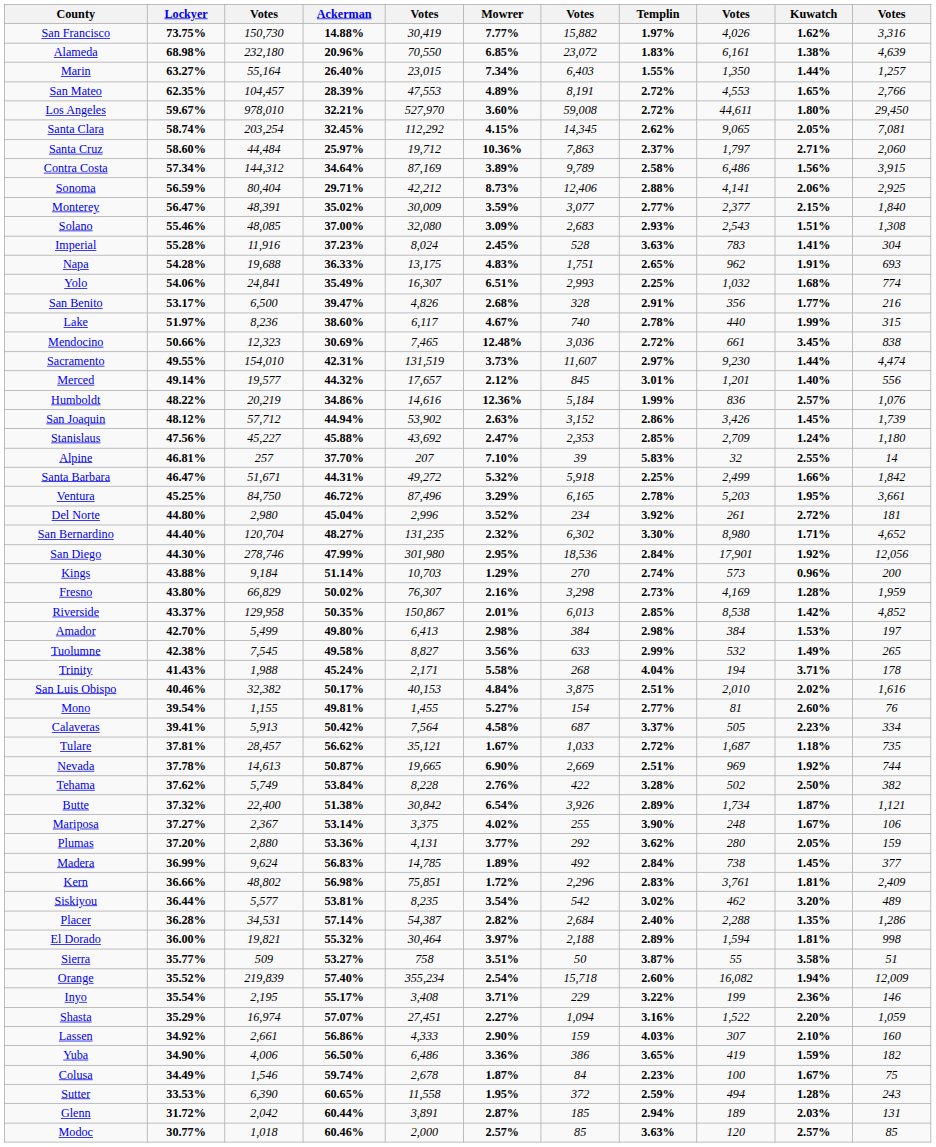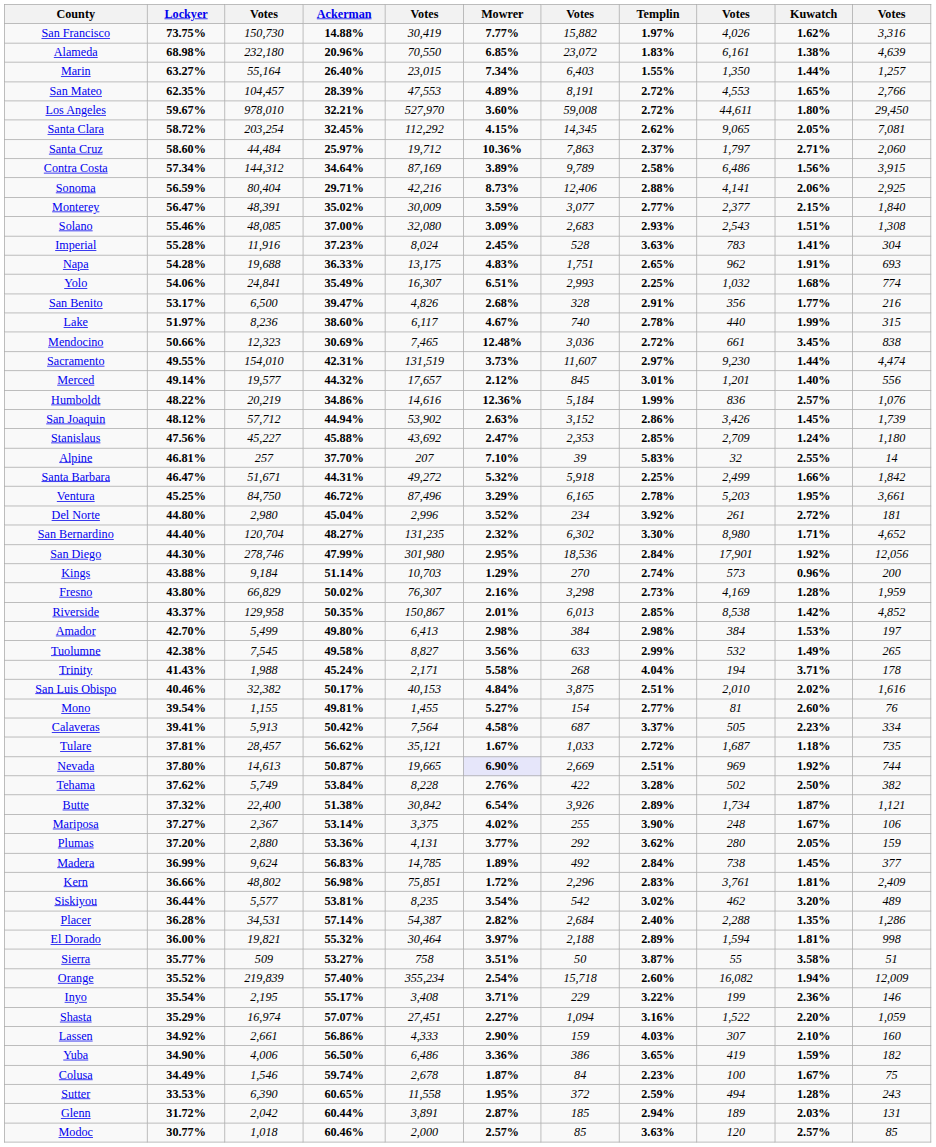(186, 129) 58.74% -> (186, 129) 58.72%
(424, 187) 42,212 -> (424, 187) 42,216
(186, 766) 37.78% -> (186, 766) 37.80%
(502, 766) no background -> (502, 766) lavender background
